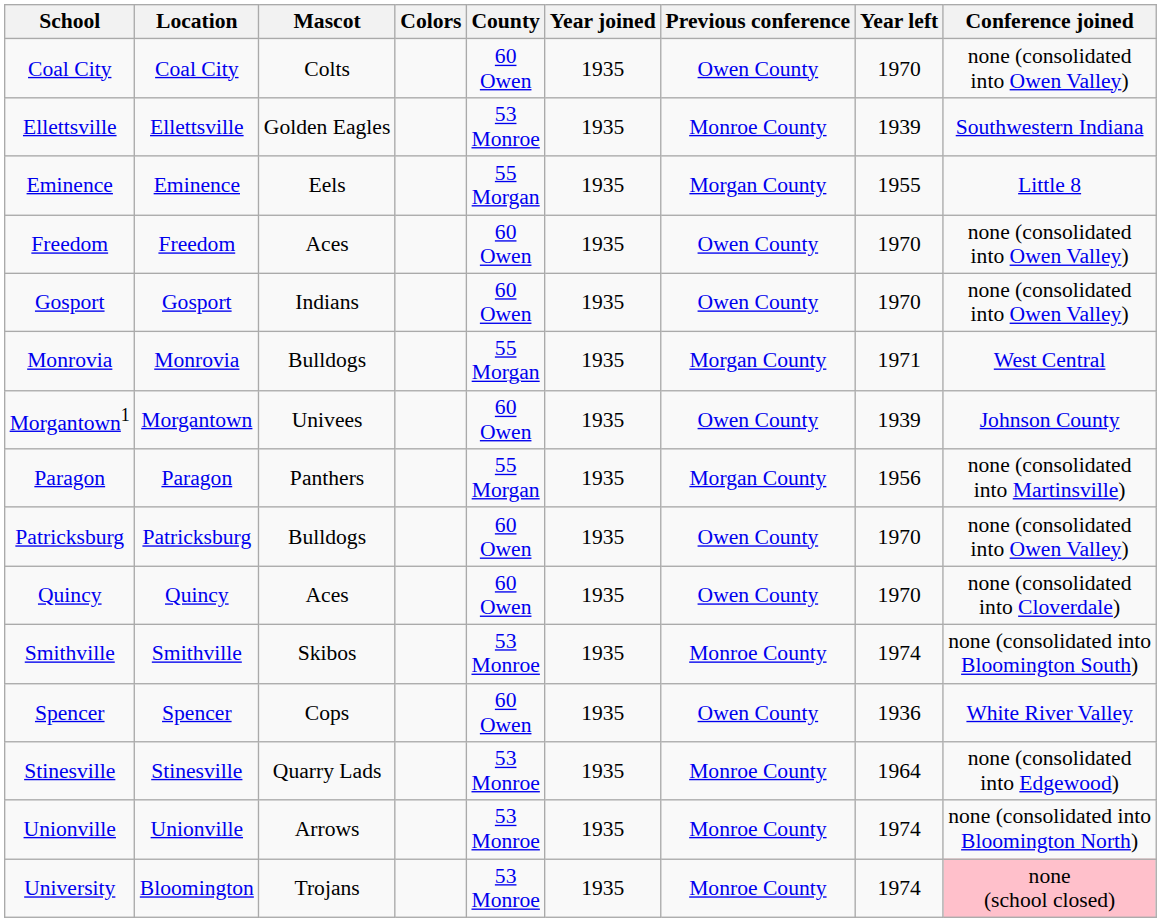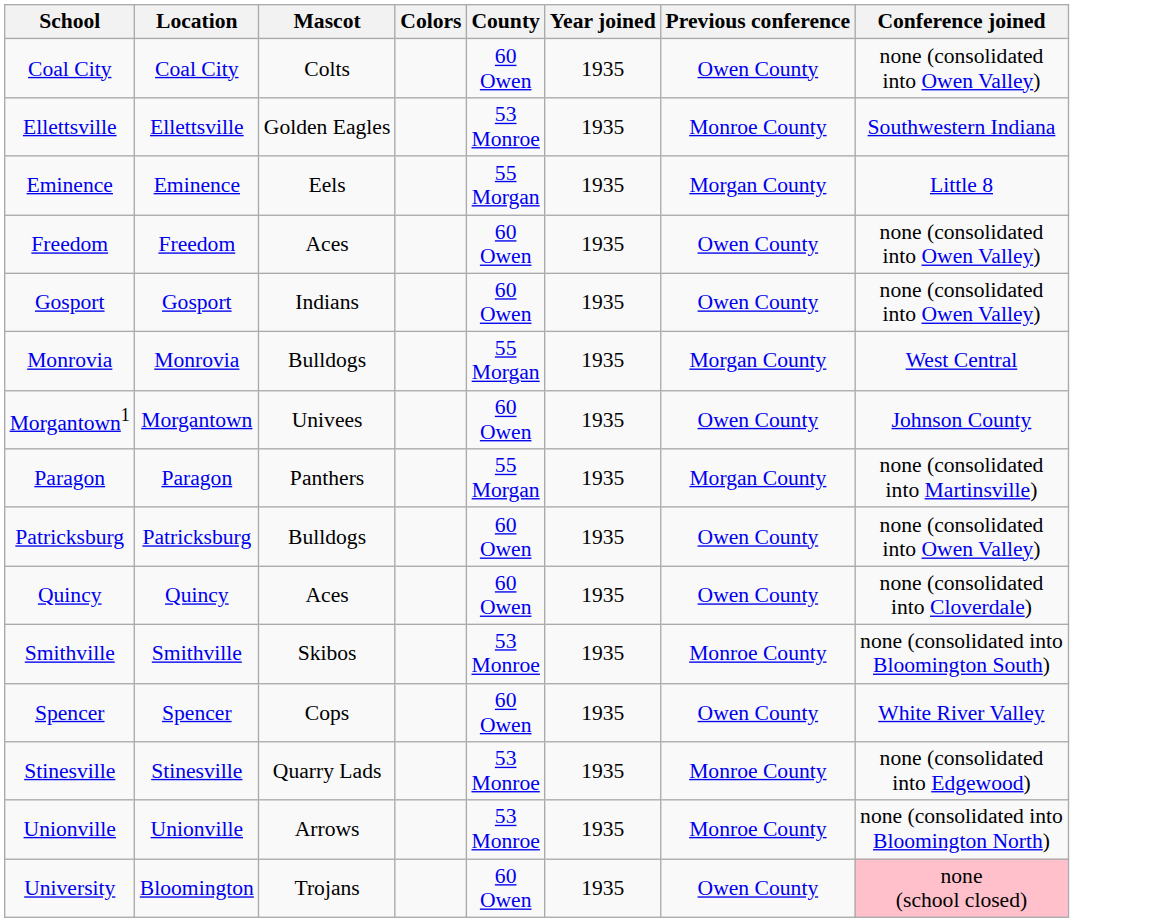- column: (899, 21)
(506, 887) 53 Monroe -> (506, 887) 60 Owen
(758, 887) Monroe County -> (758, 887) Owen County
